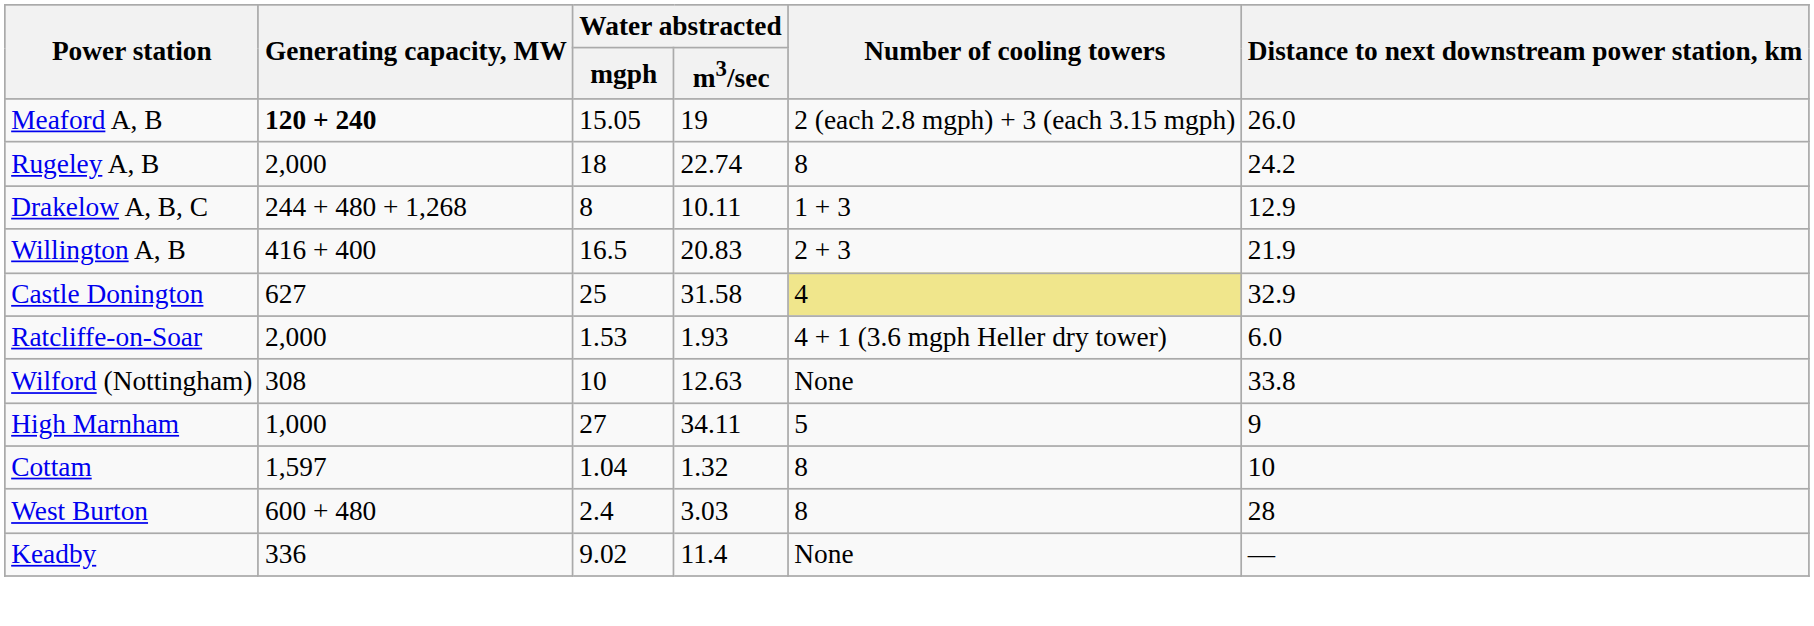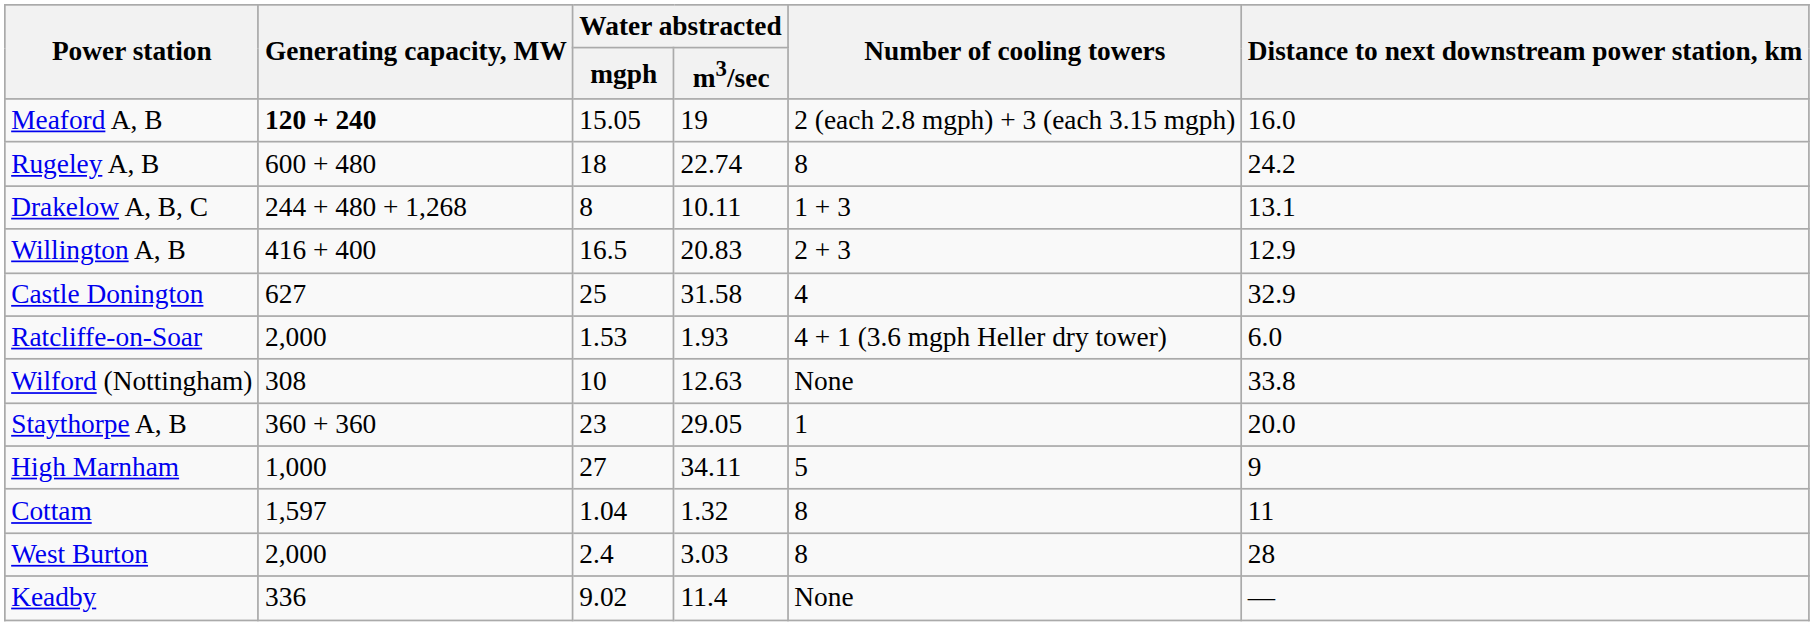(1272, 120) 26.0 -> (1272, 120) 16.0
(296, 163) 2,000 -> (321, 163) 600 + 480
(1272, 207) 12.9 -> (1272, 207) 13.1
(1272, 250) 21.9 -> (1272, 250) 12.9
(801, 293) khaki background -> (801, 293) no background
+ row: (99, 424)
(1262, 467) 10 -> (1261, 510) 11
(321, 510) 600 + 480 -> (296, 554) 2,000
